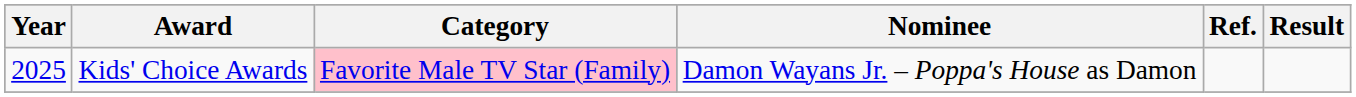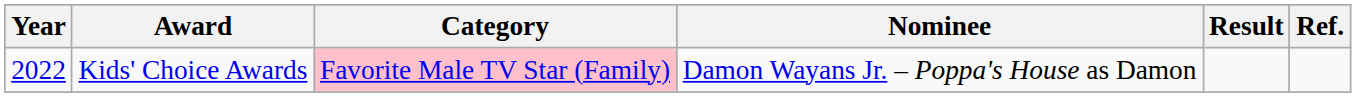columns swapped: (1307, 26) <-> (1233, 26)
(39, 69) 2025 -> (39, 69) 2022
